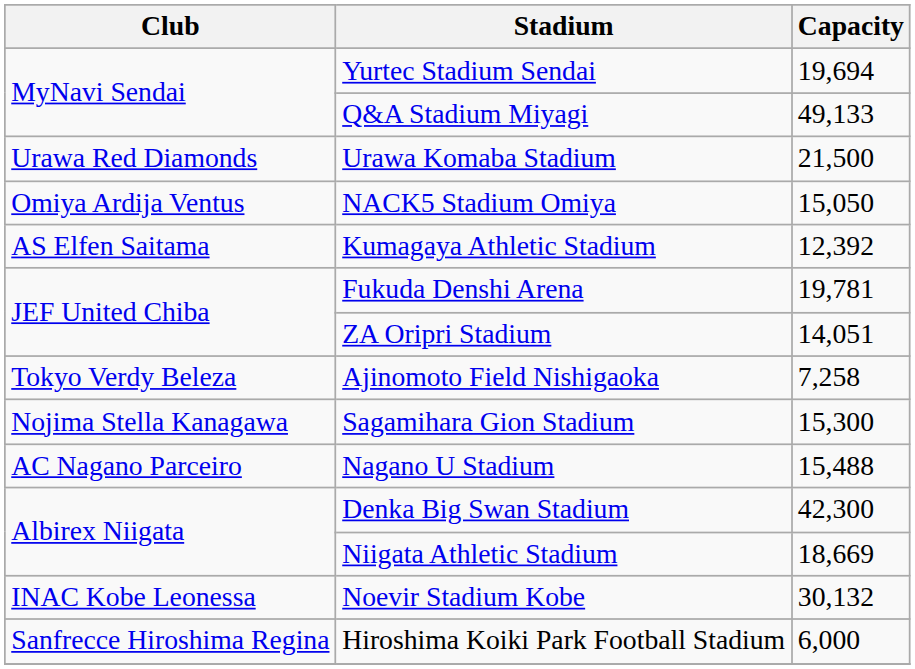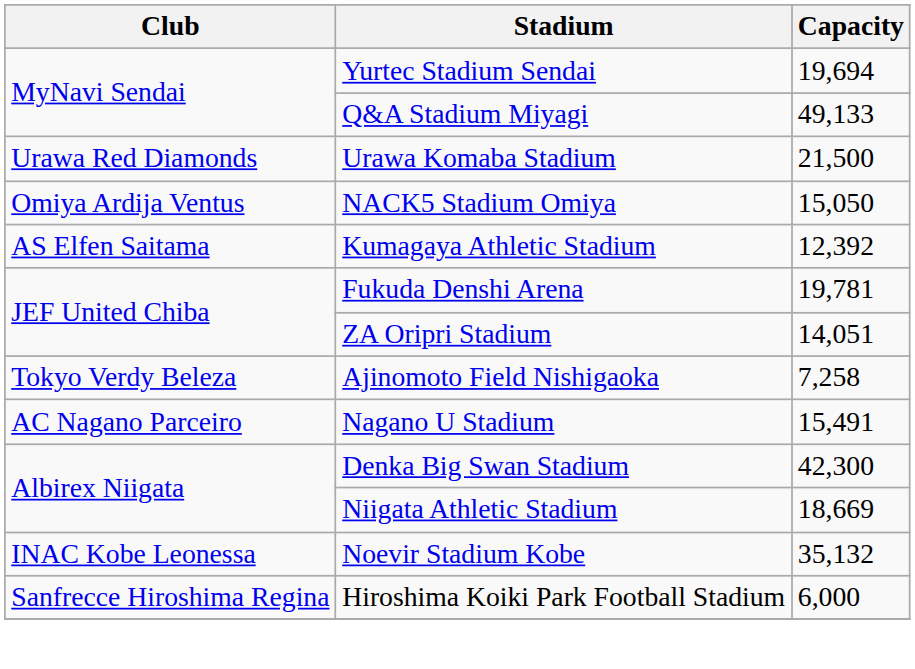- row: (488, 421)
(836, 465) 15,488 -> (836, 421) 15,491
(836, 597) 30,132 -> (836, 553) 35,132
